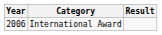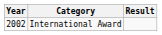(16, 24) 2006 -> (16, 24) 2002
